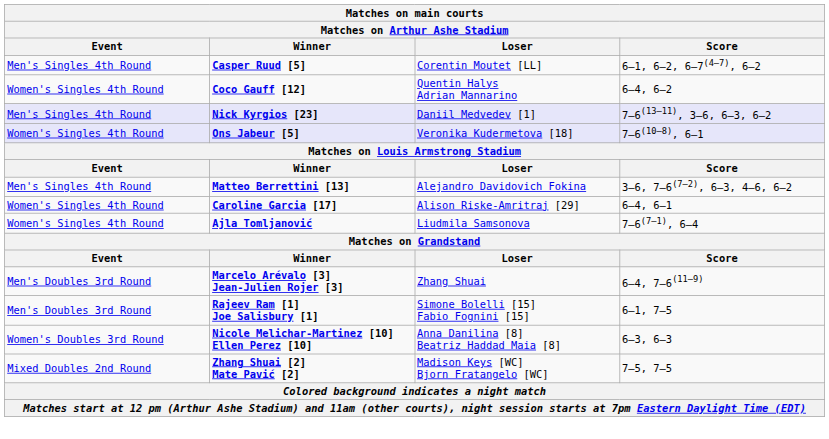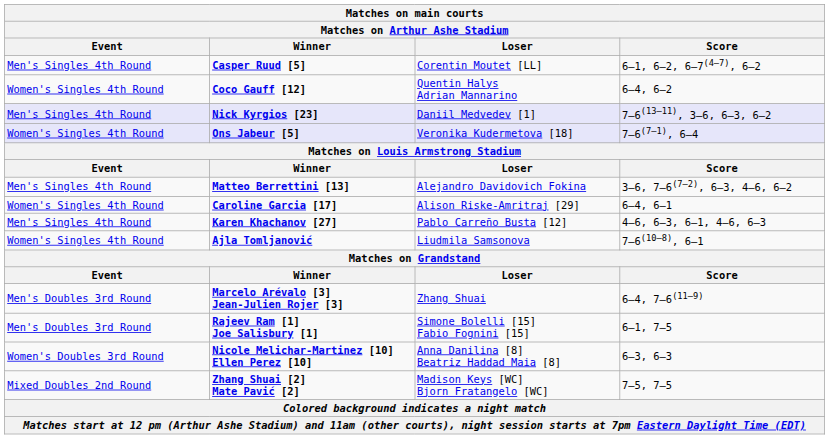(663, 133) 7–6(10–8), 6–1 -> (660, 133) 7–6(7–1), 6–4
+ row: (275, 222)
(660, 223) 7–6(7–1), 6–4 -> (663, 240) 7–6(10–8), 6–1
